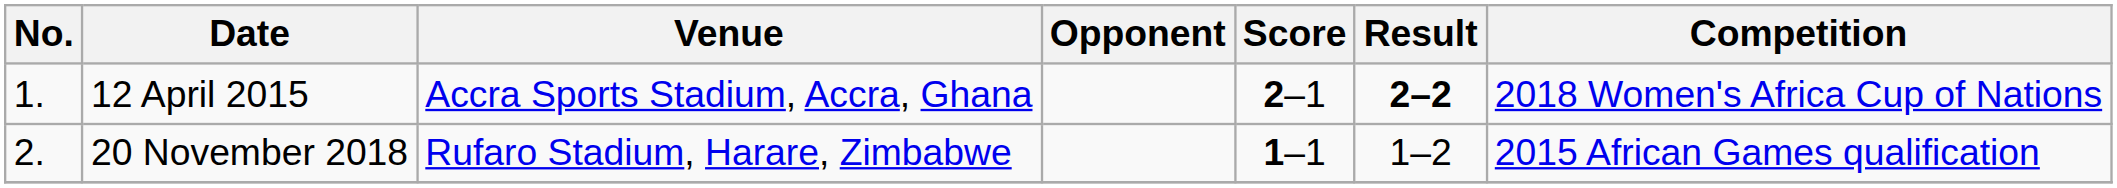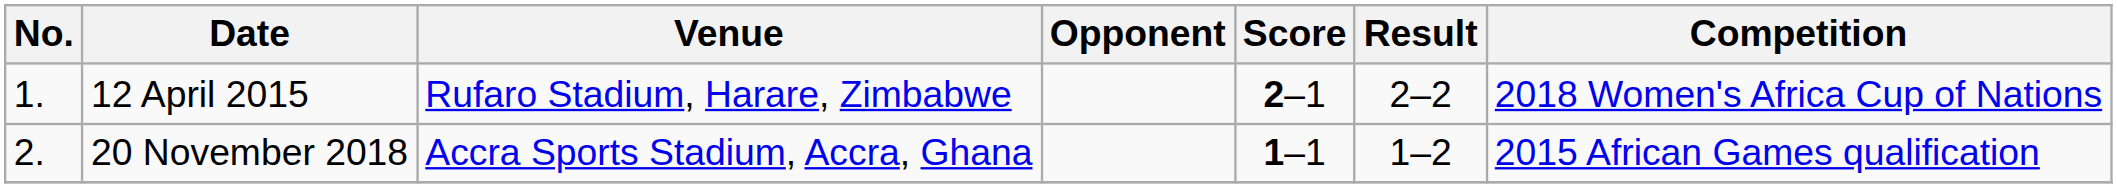(729, 93) Accra Sports Stadium, Accra, Ghana -> (718, 93) Rufaro Stadium, Harare, Zimbabwe
(1421, 93) bold -> (1421, 93) normal
(718, 152) Rufaro Stadium, Harare, Zimbabwe -> (729, 152) Accra Sports Stadium, Accra, Ghana
